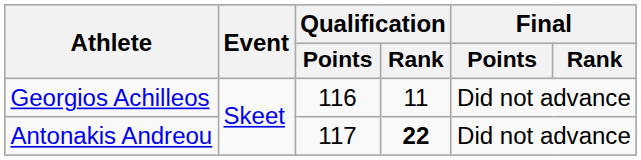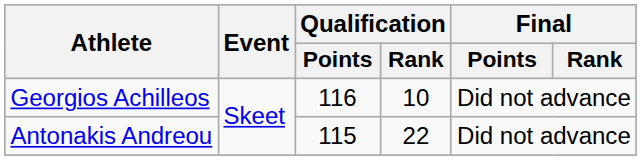(416, 98) 11 -> (416, 98) 10
(338, 136) 117 -> (338, 136) 115
(416, 136) bold -> (416, 136) normal
